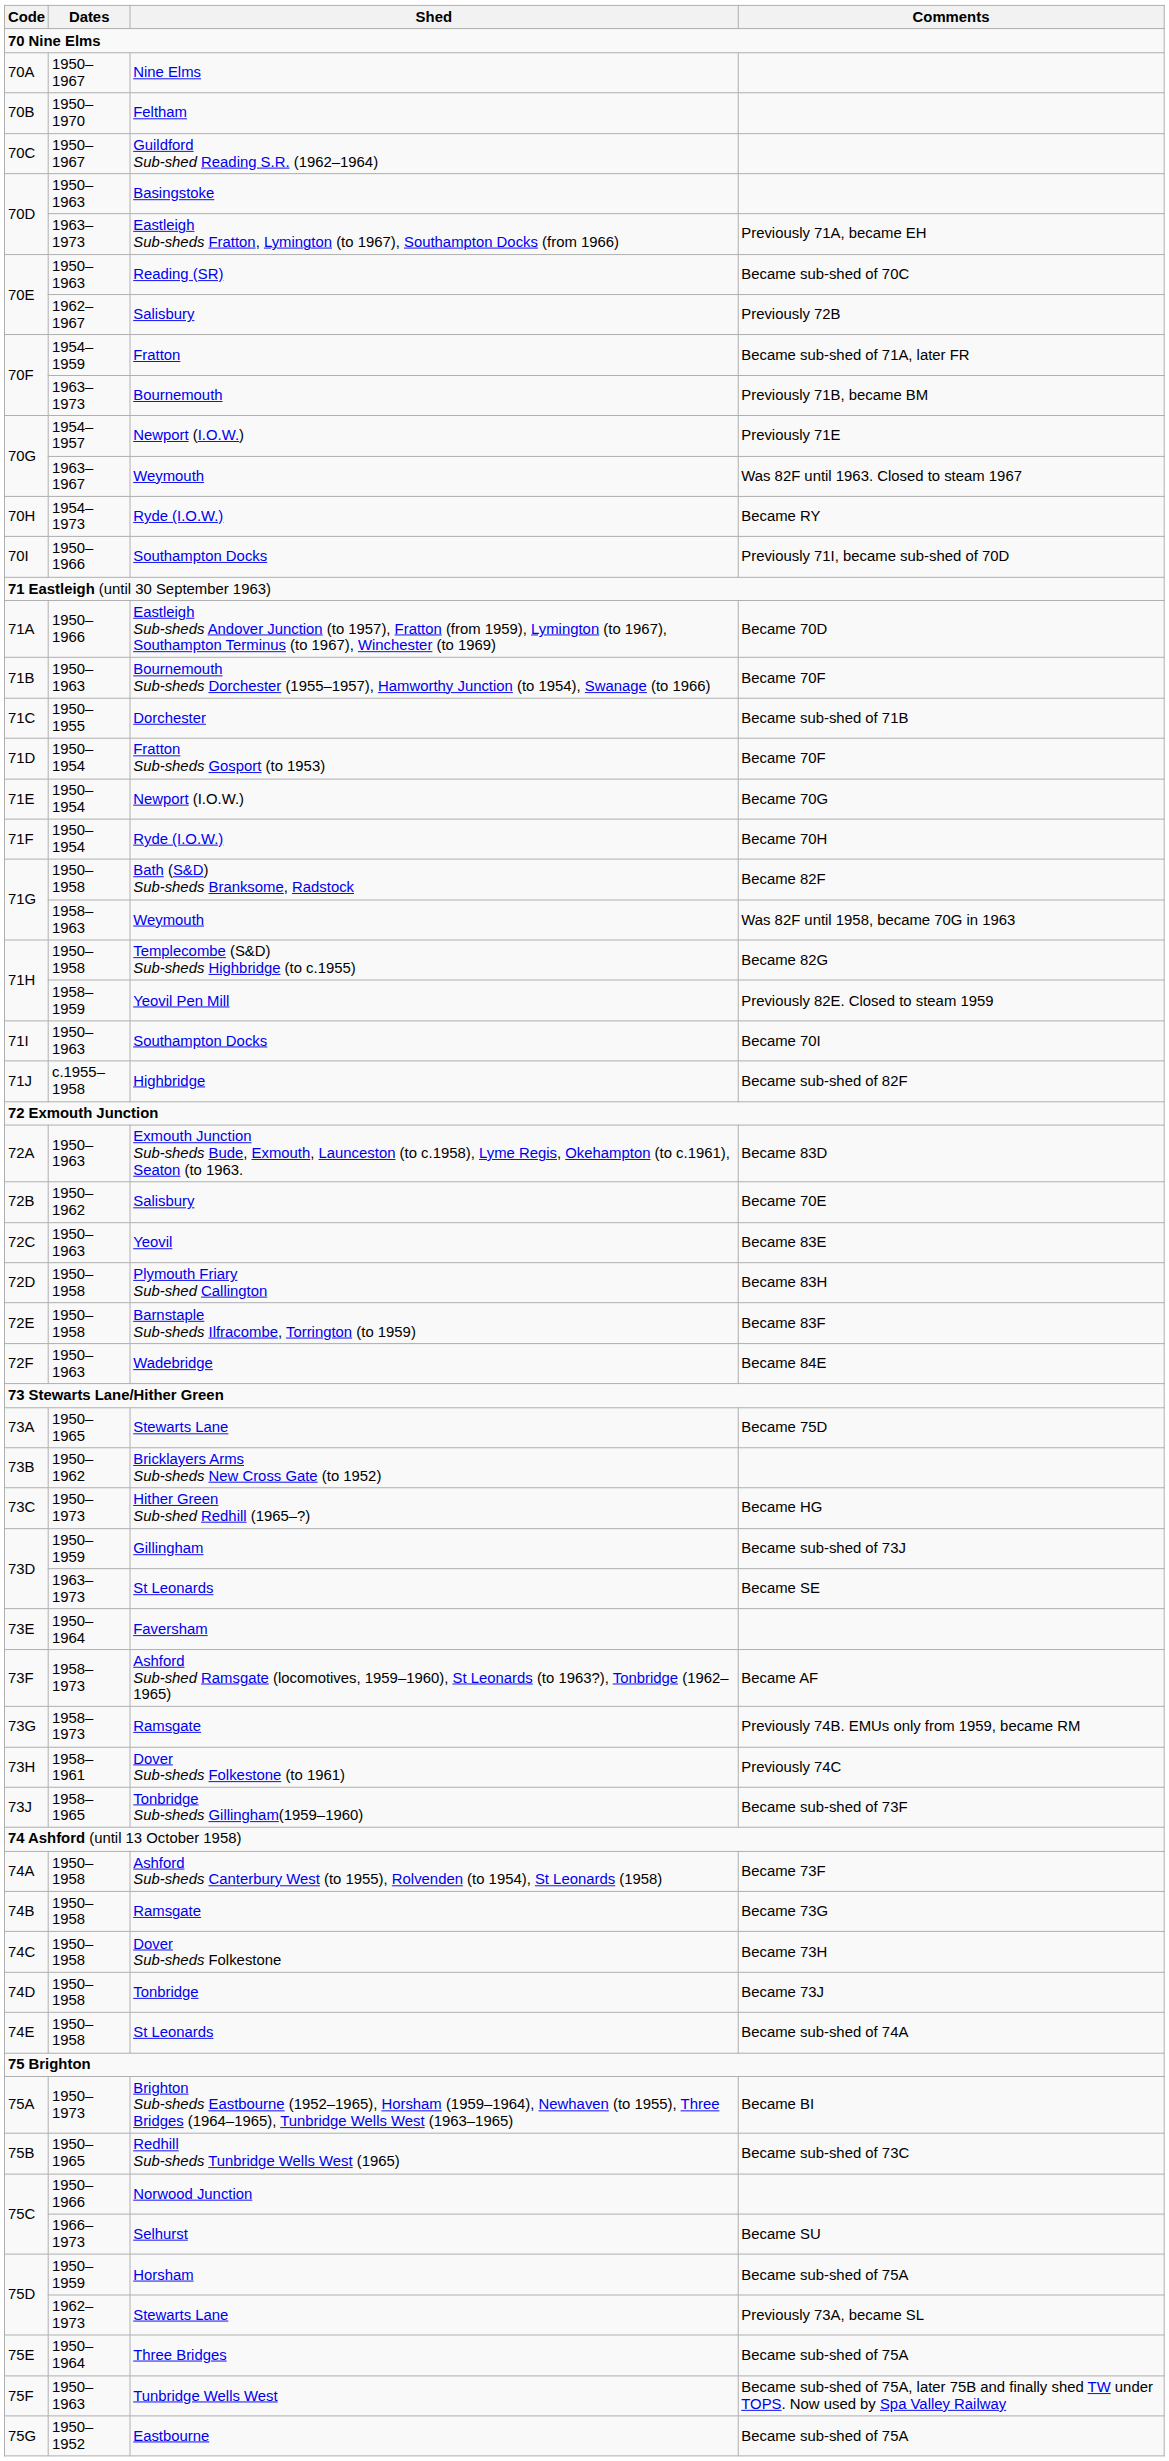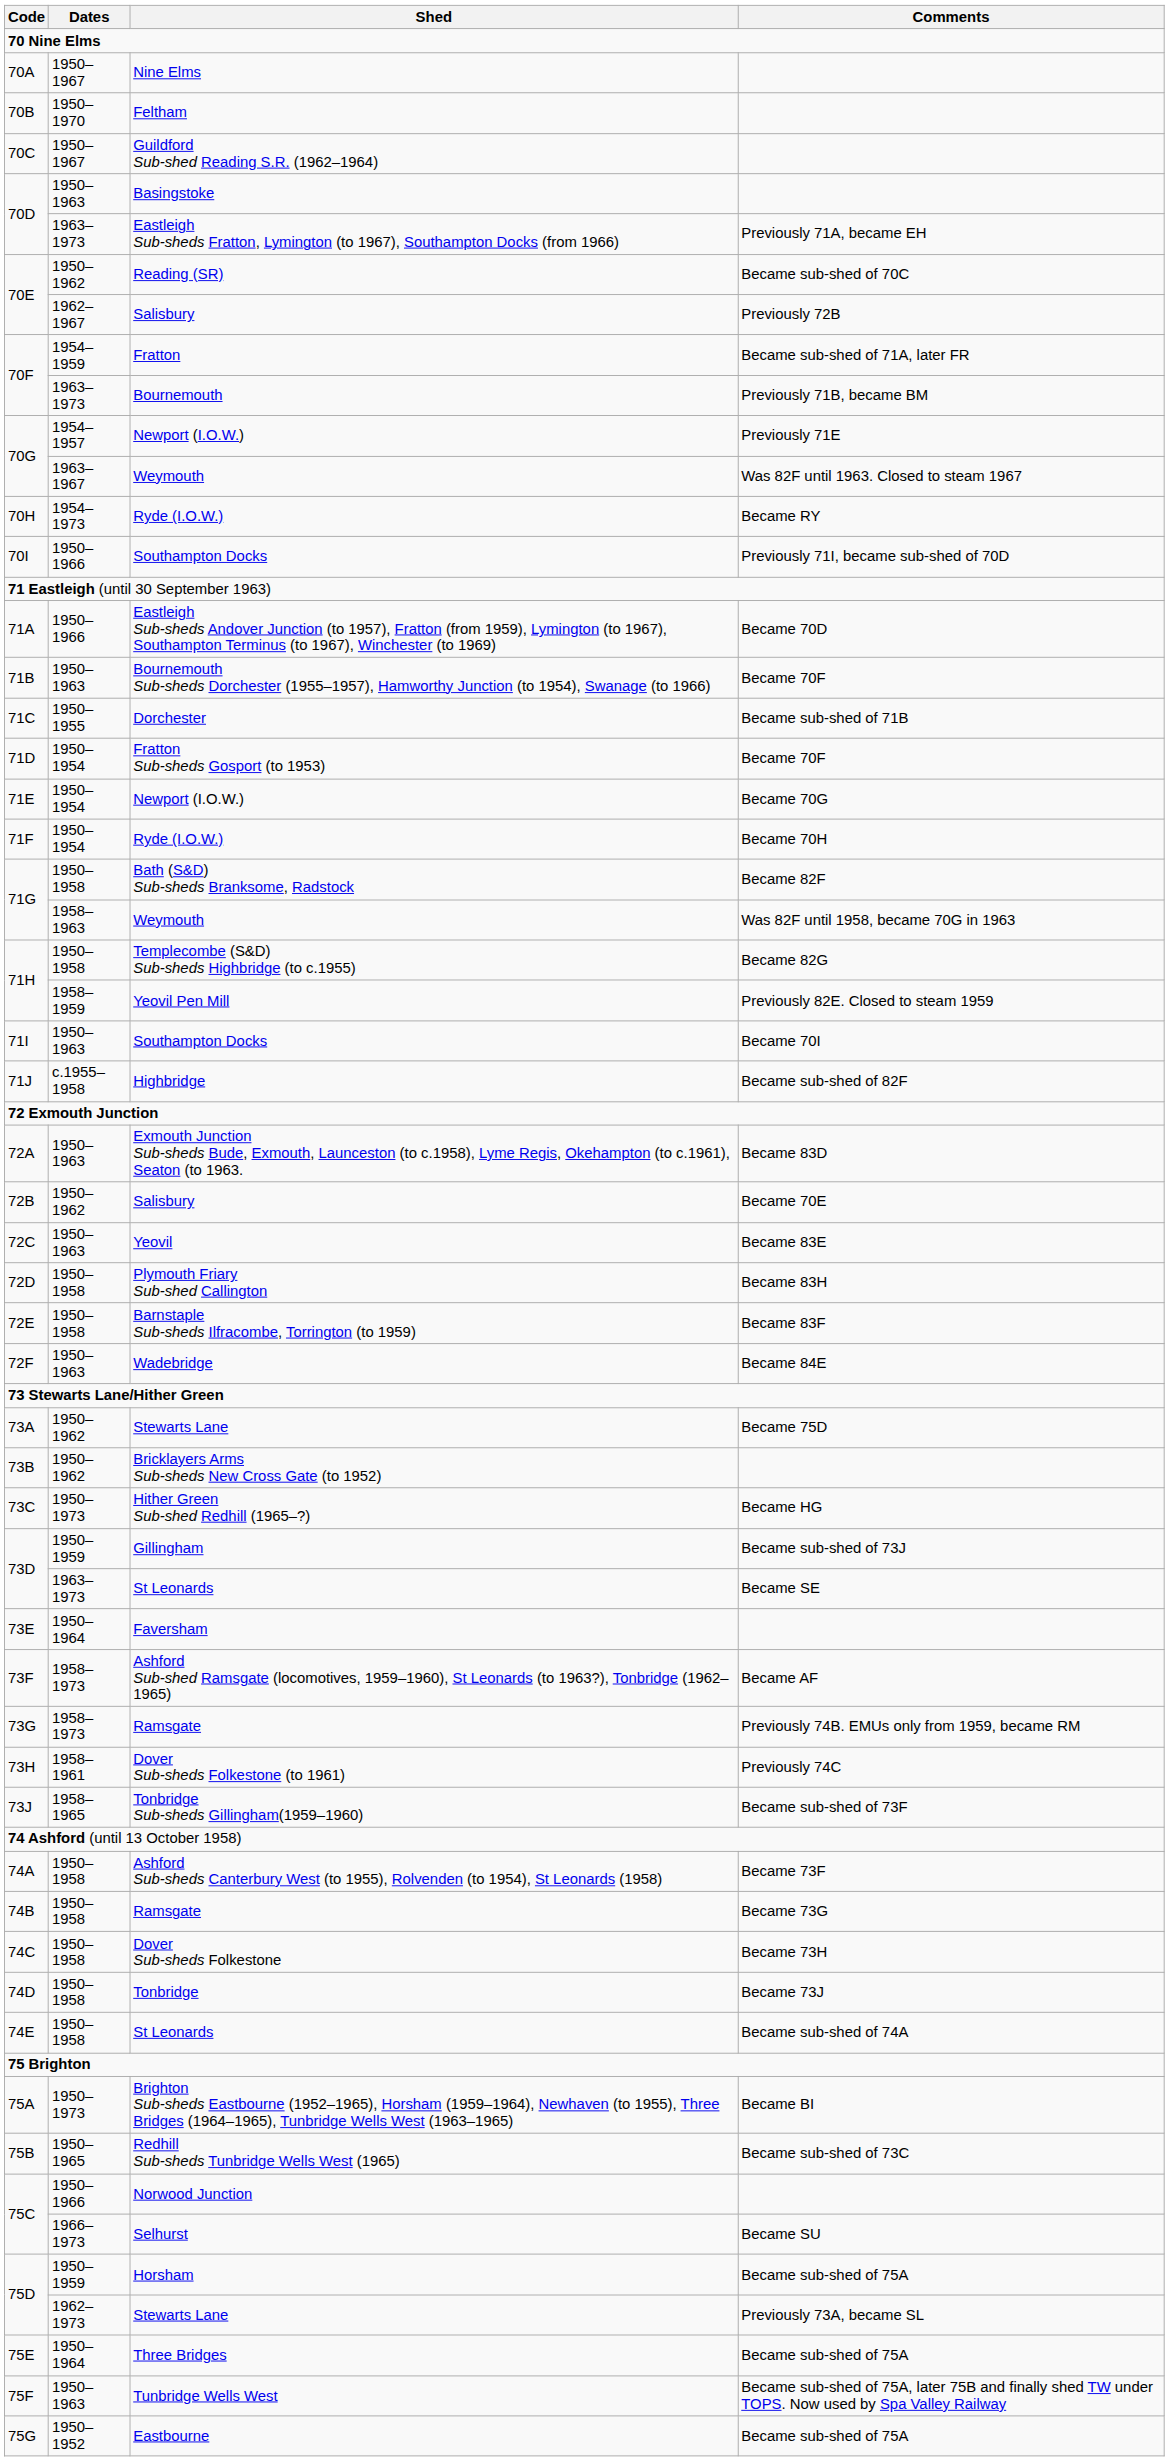(73, 274) 1950–1963 -> (73, 274) 1950–1962
(73, 1427) 1950–1965 -> (73, 1427) 1950–1962
